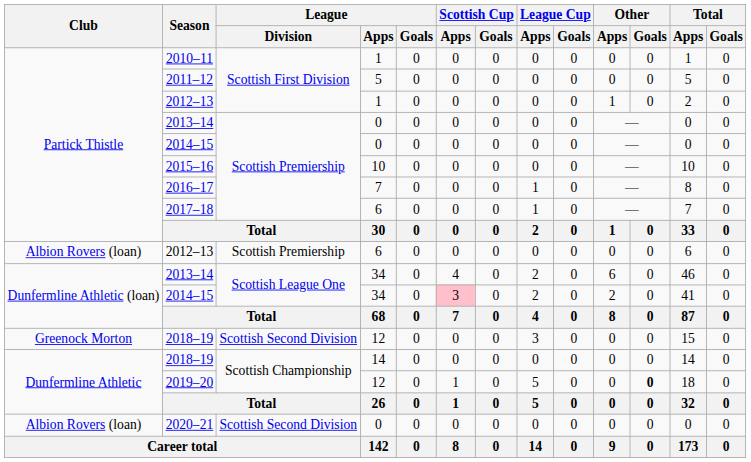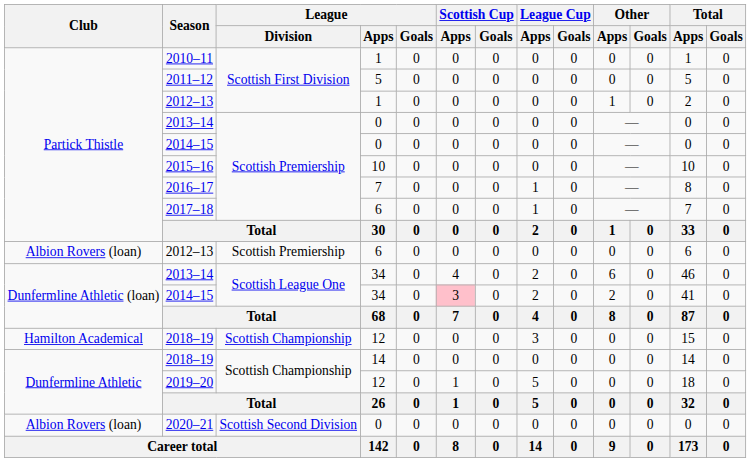(83, 338) Greenock Morton -> (83, 338) Hamilton Academical
(288, 338) Scottish Second Division -> (288, 338) Scottish Championship
(650, 381) bold -> (650, 381) normal
